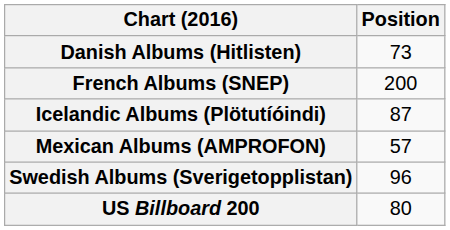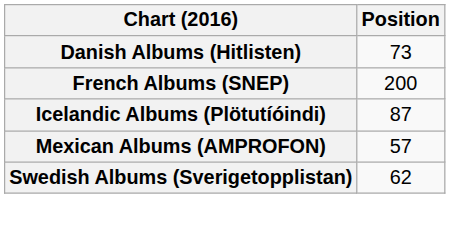(401, 177) 96 -> (401, 177) 62
- row: (181, 209)
